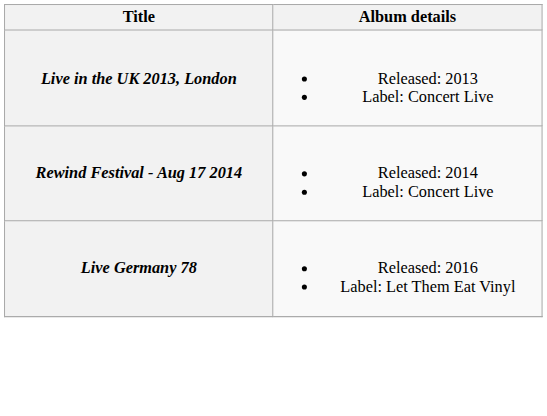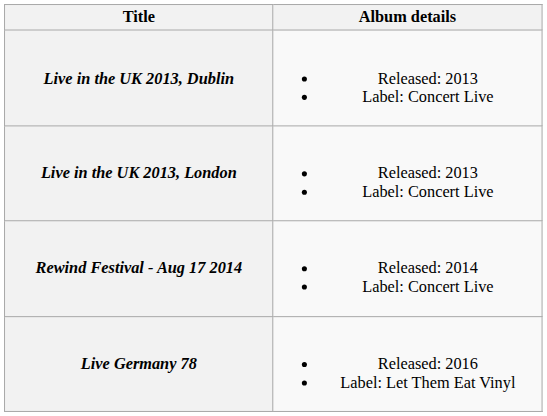+ row: (139, 78)
